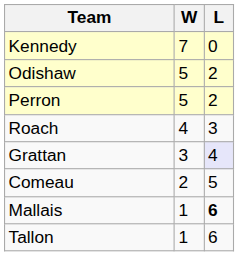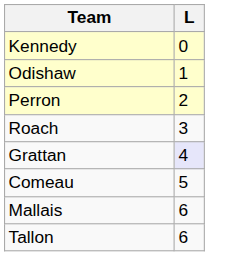- column: (189, 18)
(213, 73) 2 -> (183, 73) 1
(213, 210) bold -> (183, 210) normal
